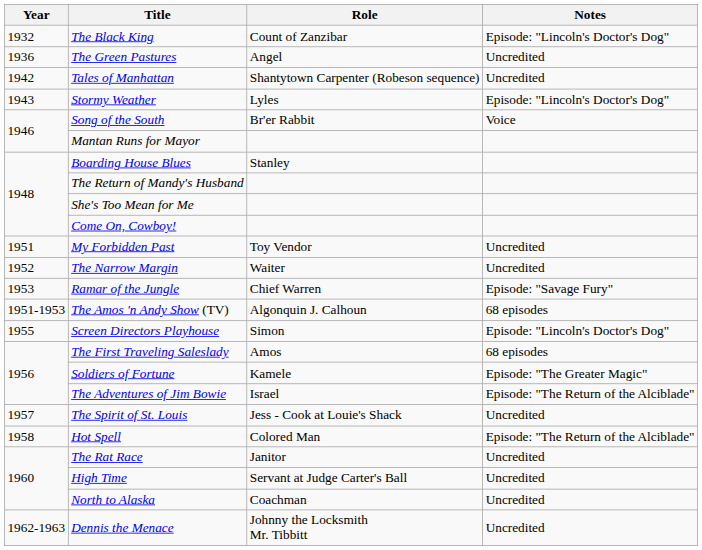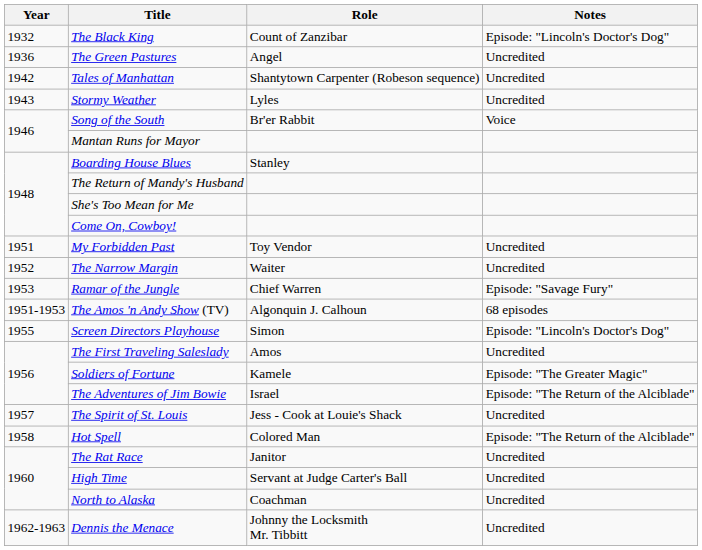(577, 99) Episode: "Lincoln's Doctor's Dog" -> (515, 99) Uncredited
(517, 352) 68 episodes -> (515, 352) Uncredited
